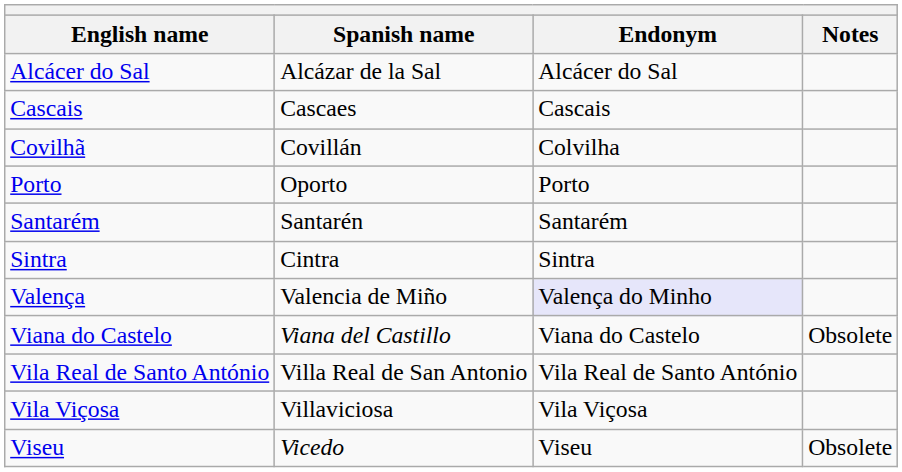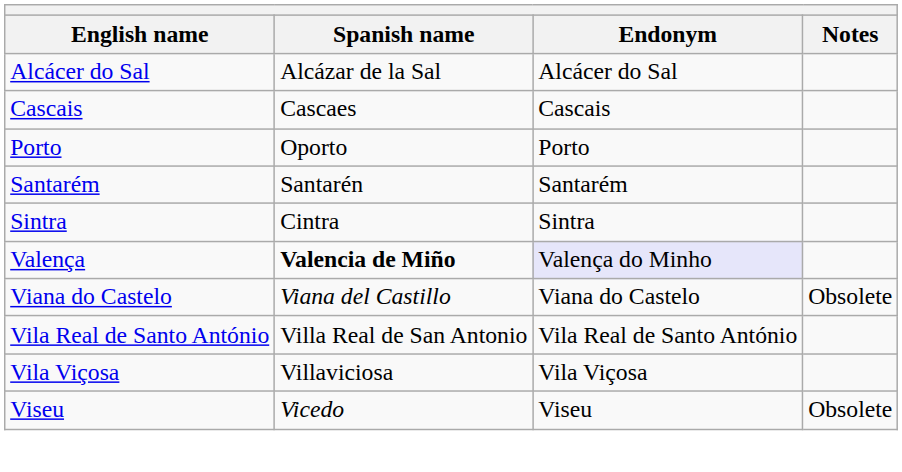- row: (48, 146)
(364, 297) normal -> (368, 259) bold
